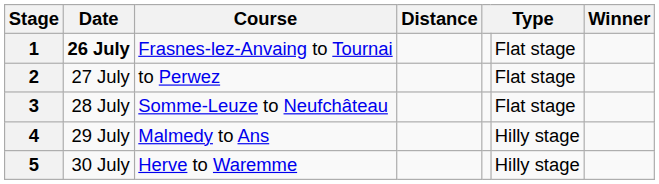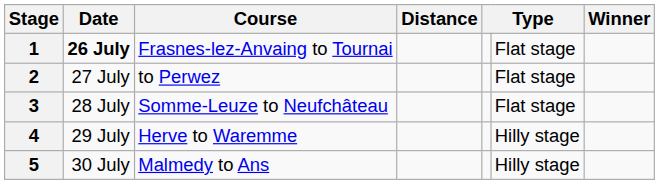(204, 135) Malmedy to Ans -> (218, 135) Herve to Waremme
(218, 164) Herve to Waremme -> (204, 164) Malmedy to Ans
